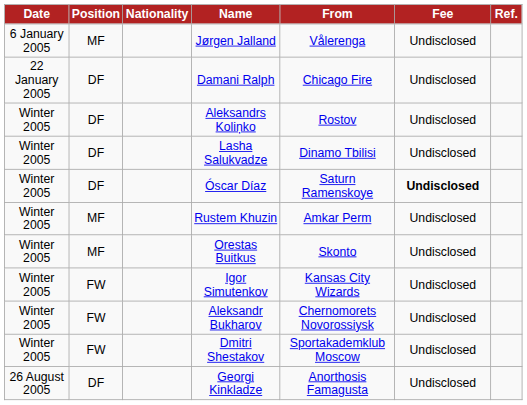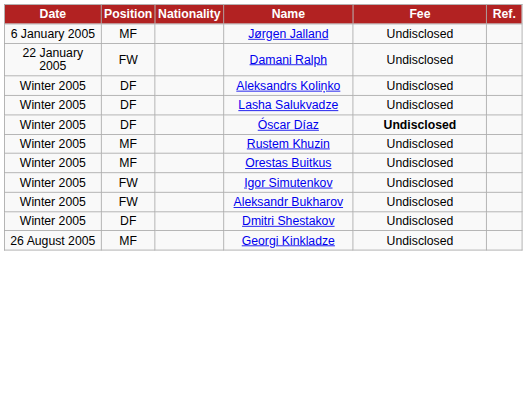- column: (337, 14)
(96, 80) DF -> (128, 60) FW
(96, 351) FW -> (128, 221) DF
(96, 384) DF -> (128, 241) MF
